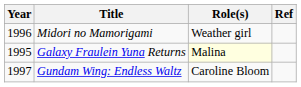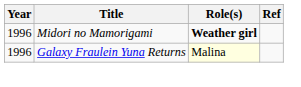(221, 33) normal -> (224, 33) bold
(19, 52) 1995 -> (19, 52) 1996
- row: (109, 71)
